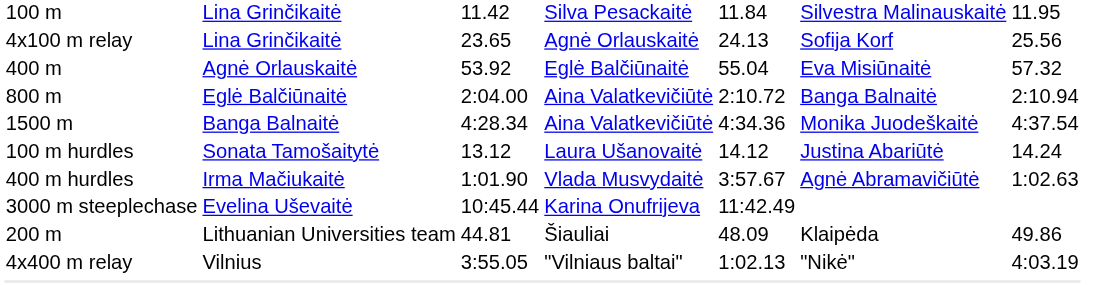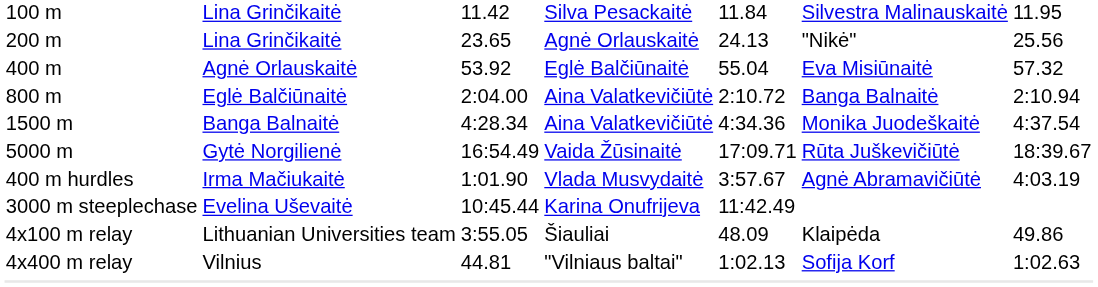(69, 40) 4x100 m relay -> (34, 40) 200 m
(847, 40) Sofija Korf -> (829, 40) "Nikė"
+ row: (272, 151)
- row: (291, 151)
(1045, 179) 1:02.63 -> (1047, 179) 4:03.19
(34, 234) 200 m -> (69, 234) 4x100 m relay
(486, 234) 44.81 -> (494, 234) 3:55.05
(494, 262) 3:55.05 -> (486, 262) 44.81
(828, 262) "Nikė" -> (848, 262) Sofija Korf
(1045, 262) 4:03.19 -> (1047, 262) 1:02.63
